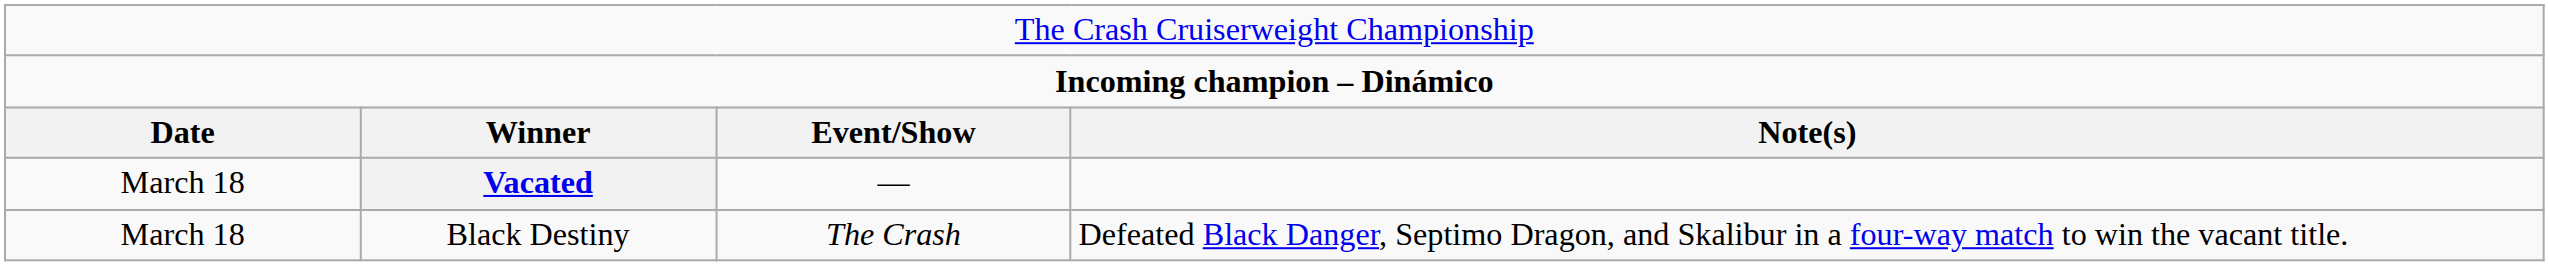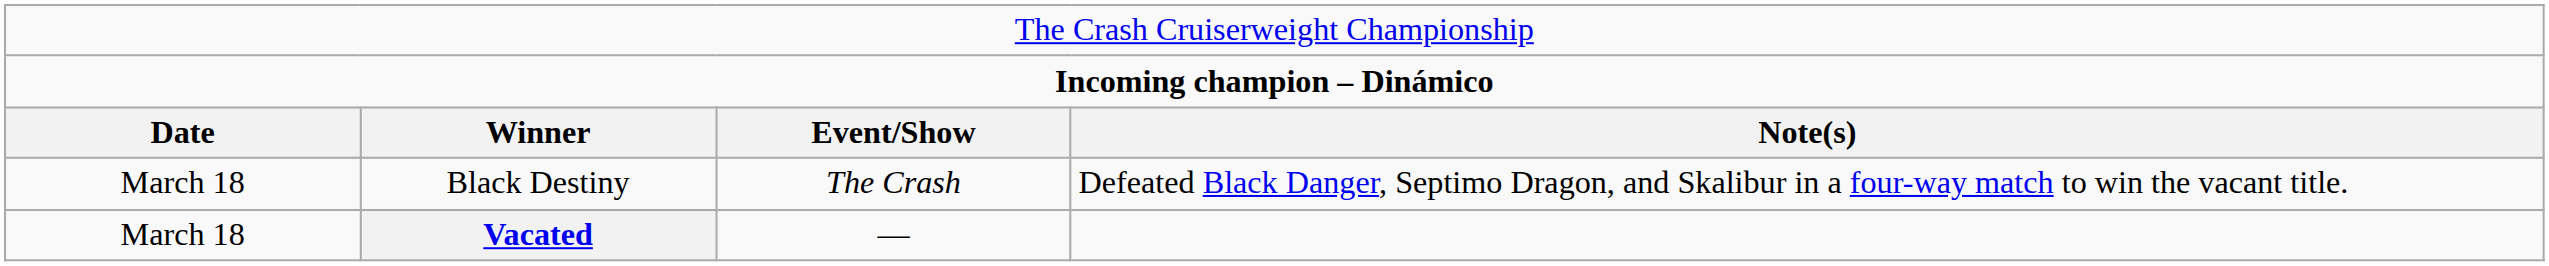rows swapped: (538, 183) <-> (538, 234)
